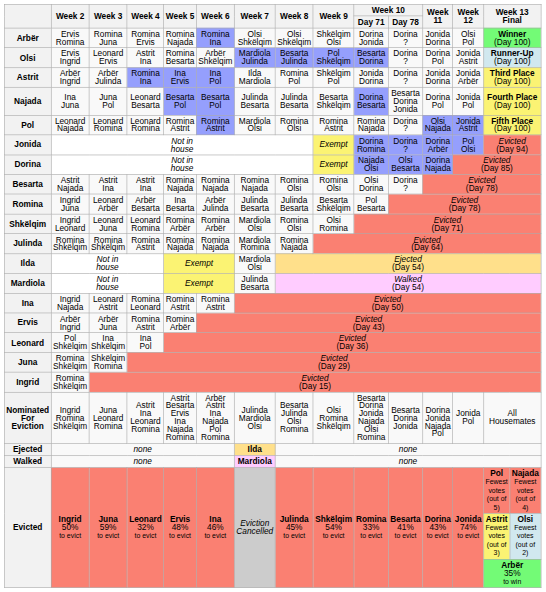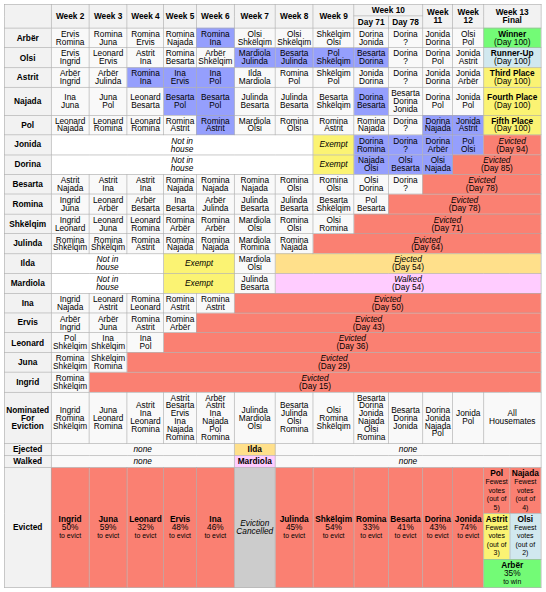(438, 125) Olsi Najada -> (438, 125) Dorina Najada
(438, 164) Dorina Najada -> (438, 164) Olsi Najada
